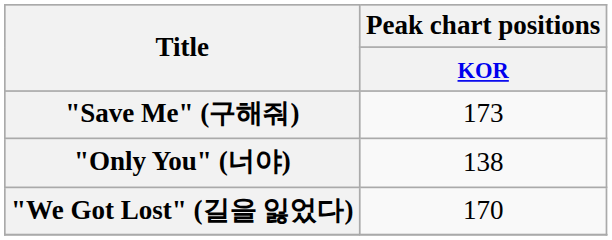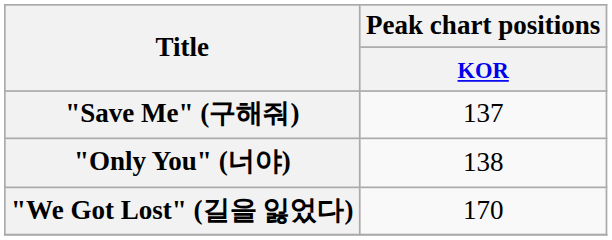(483, 114) 173 -> (483, 114) 137
